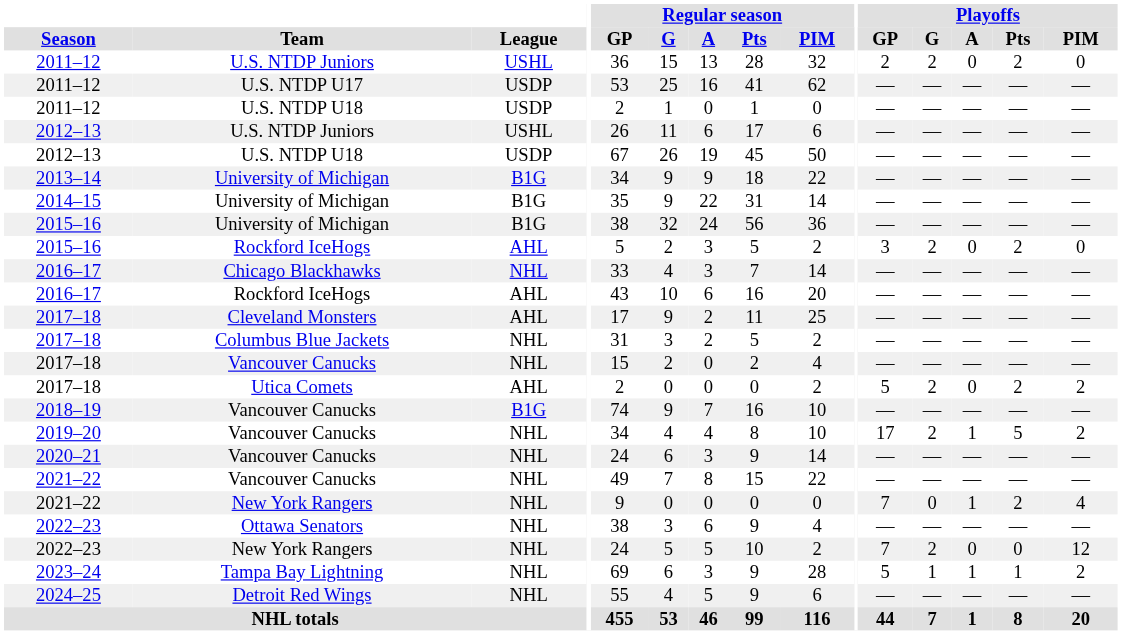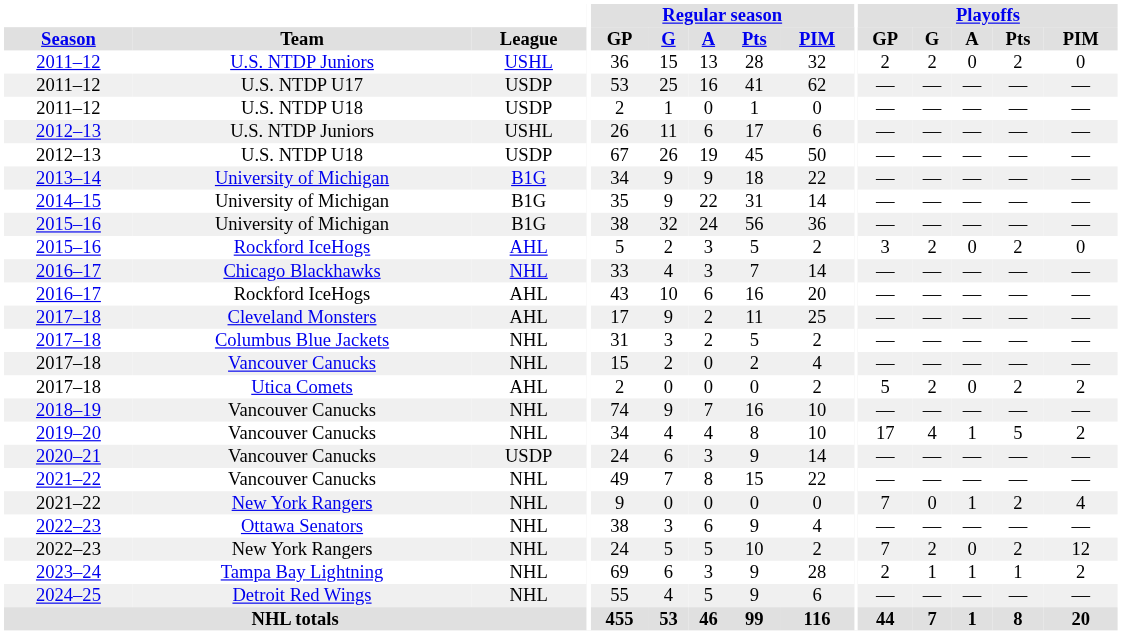(529, 409) B1G -> (529, 409) NHL
(932, 433) 2 -> (932, 433) 4
(529, 456) NHL -> (529, 456) USDP
(1018, 549) 0 -> (1018, 549) 2
(885, 572) 5 -> (885, 572) 2
